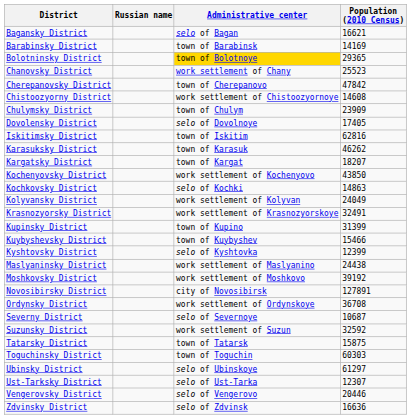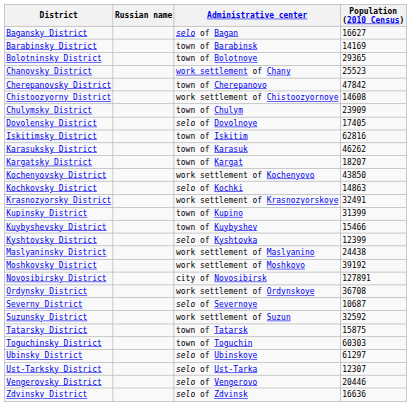(354, 33) 16621 -> (354, 33) 16627
(217, 59) gold background -> (217, 59) no background
- row: (52, 201)
